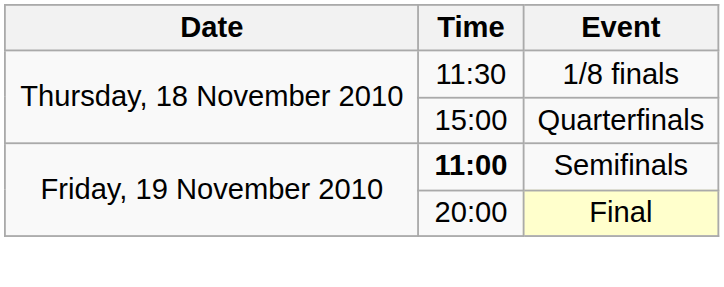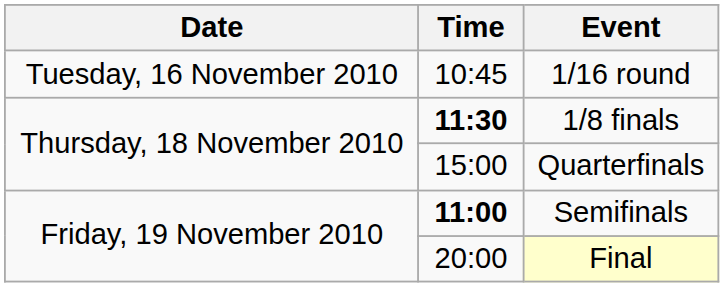+ row: (621, 73)
(471, 73) normal -> (471, 119) bold
